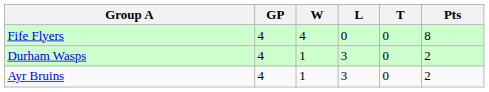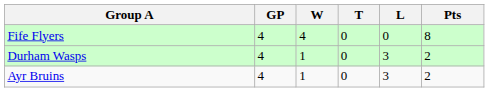columns swapped: (400, 14) <-> (359, 14)
